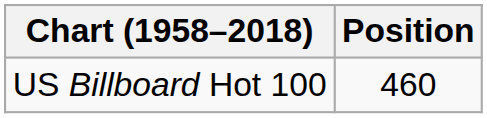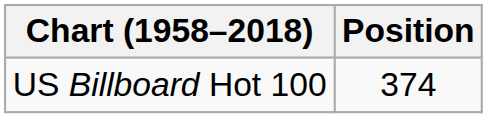(408, 84) 460 -> (408, 84) 374
